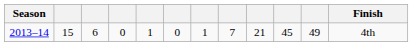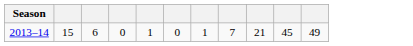- column: (368, 13)
